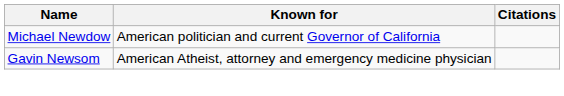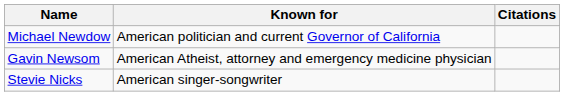+ row: (45, 79)
